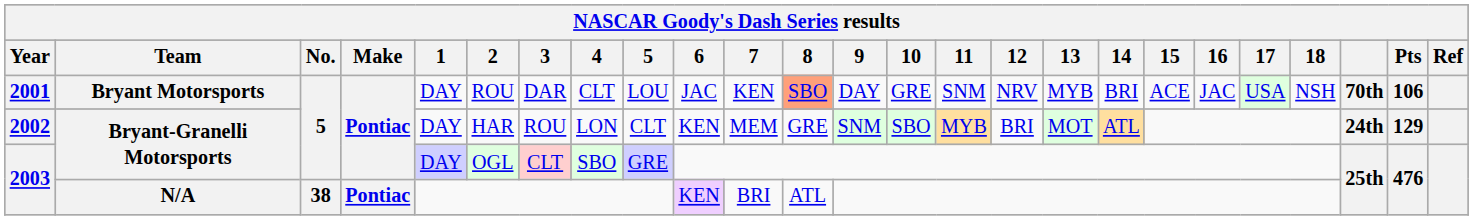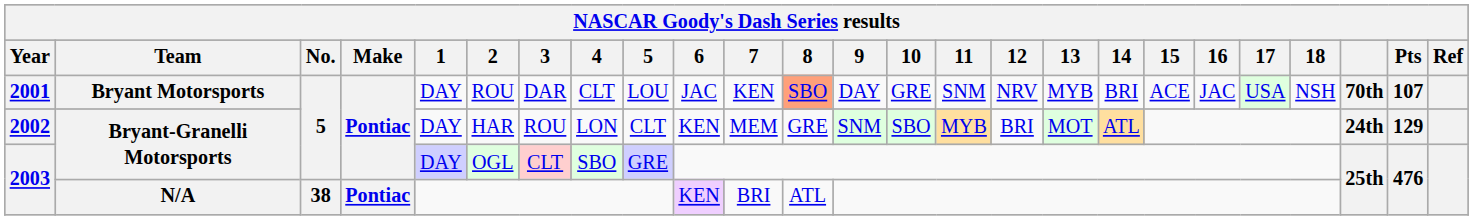(1408, 91) 106 -> (1408, 91) 107
